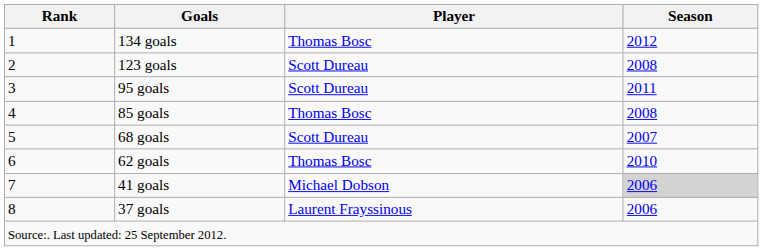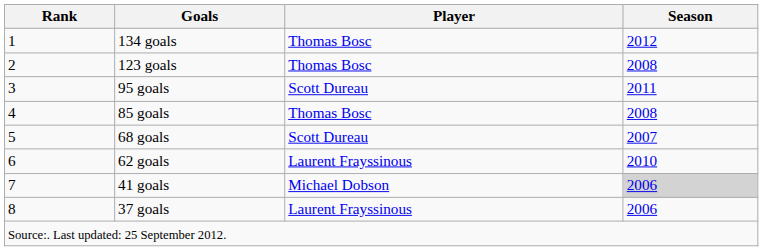(328, 64) Scott Dureau -> (330, 64) Thomas Bosc
(330, 161) Thomas Bosc -> (350, 161) Laurent Frayssinous
